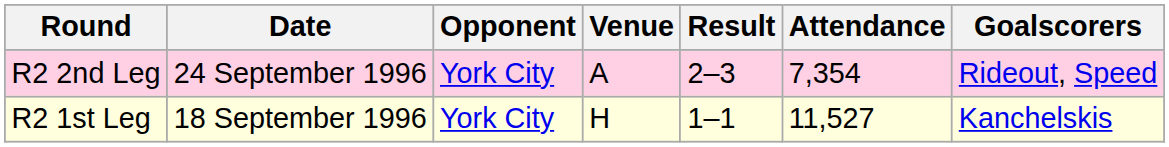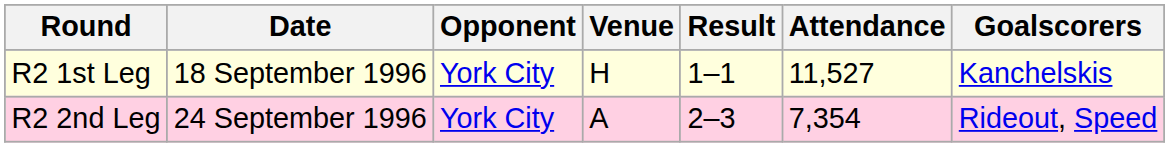rows swapped: (81, 118) <-> (86, 73)
